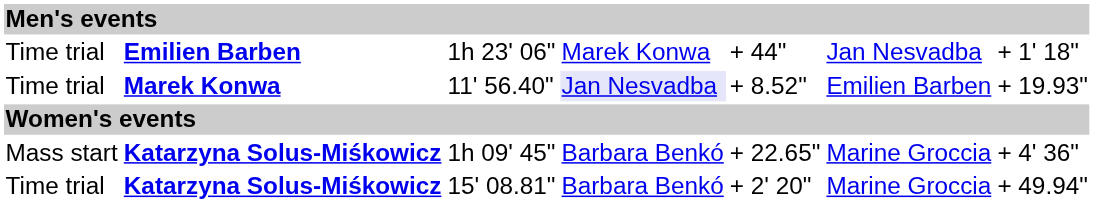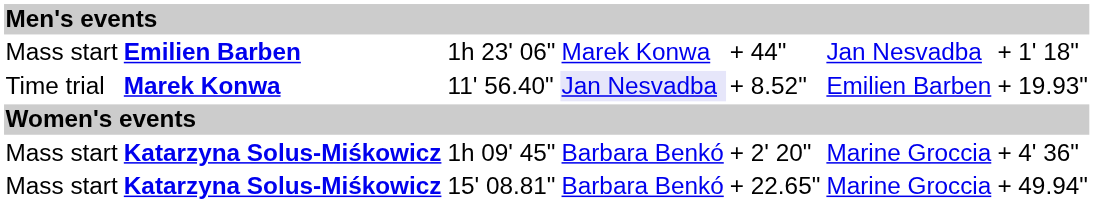(55, 52) Time trial -> (62, 52) Mass start
(775, 152) + 22.65" -> (771, 152) + 2' 20"
(55, 186) Time trial -> (62, 186) Mass start
(771, 186) + 2' 20" -> (775, 186) + 22.65"
